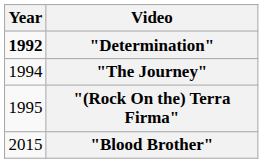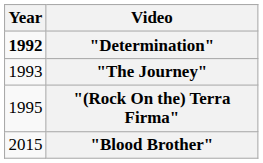(25, 71) 1994 -> (25, 71) 1993
